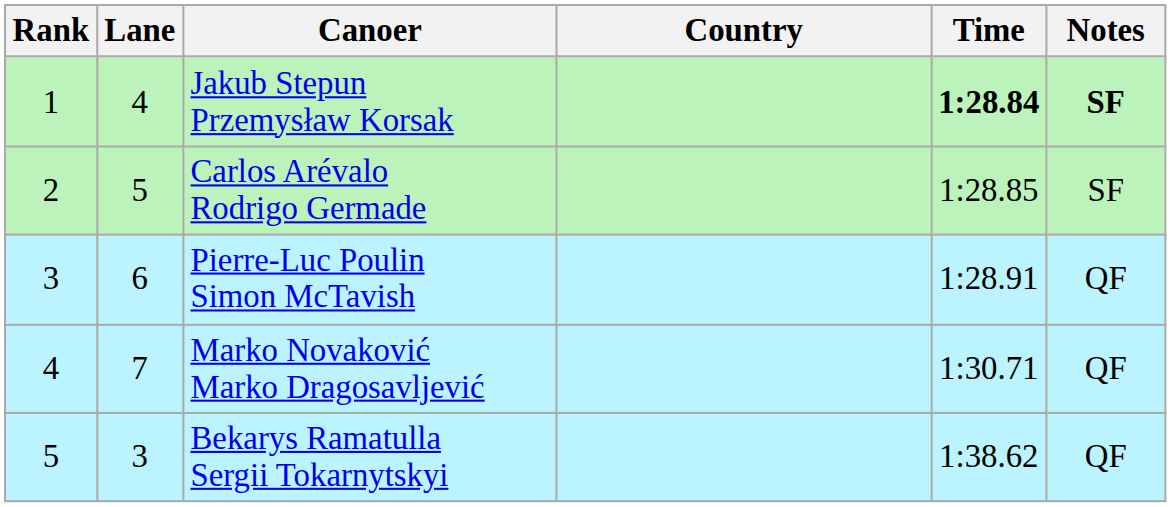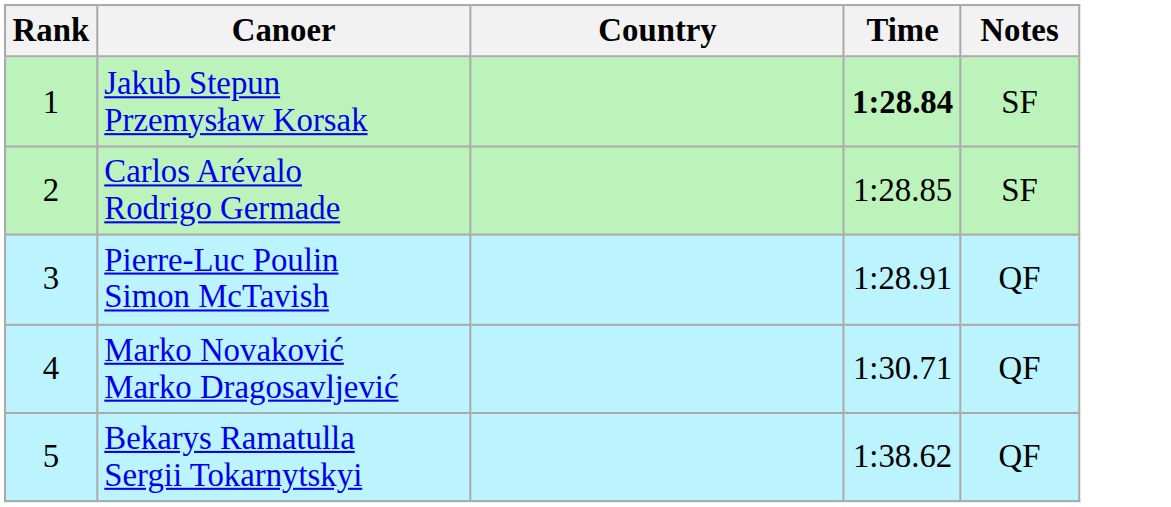- column: (140, 30)
(1106, 100) bold -> (1020, 100) normal
